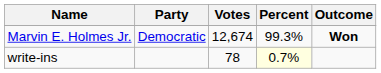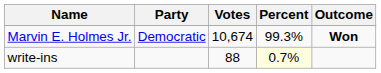(232, 36) 12,674 -> (232, 36) 10,674
(232, 57) 78 -> (232, 57) 88
